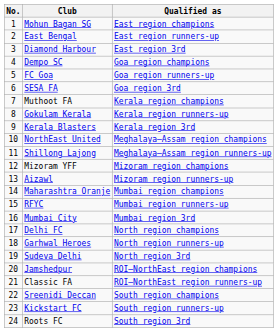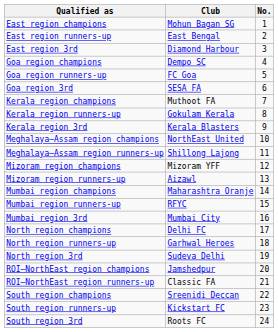columns swapped: (13, 11) <-> (193, 11)
